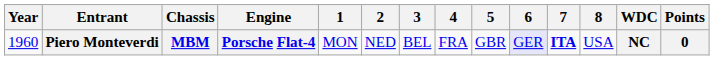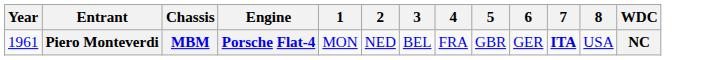- column: (685, 17)
(23, 42) 1960 -> (23, 42) 1961
(528, 42) lavender background -> (528, 42) no background
